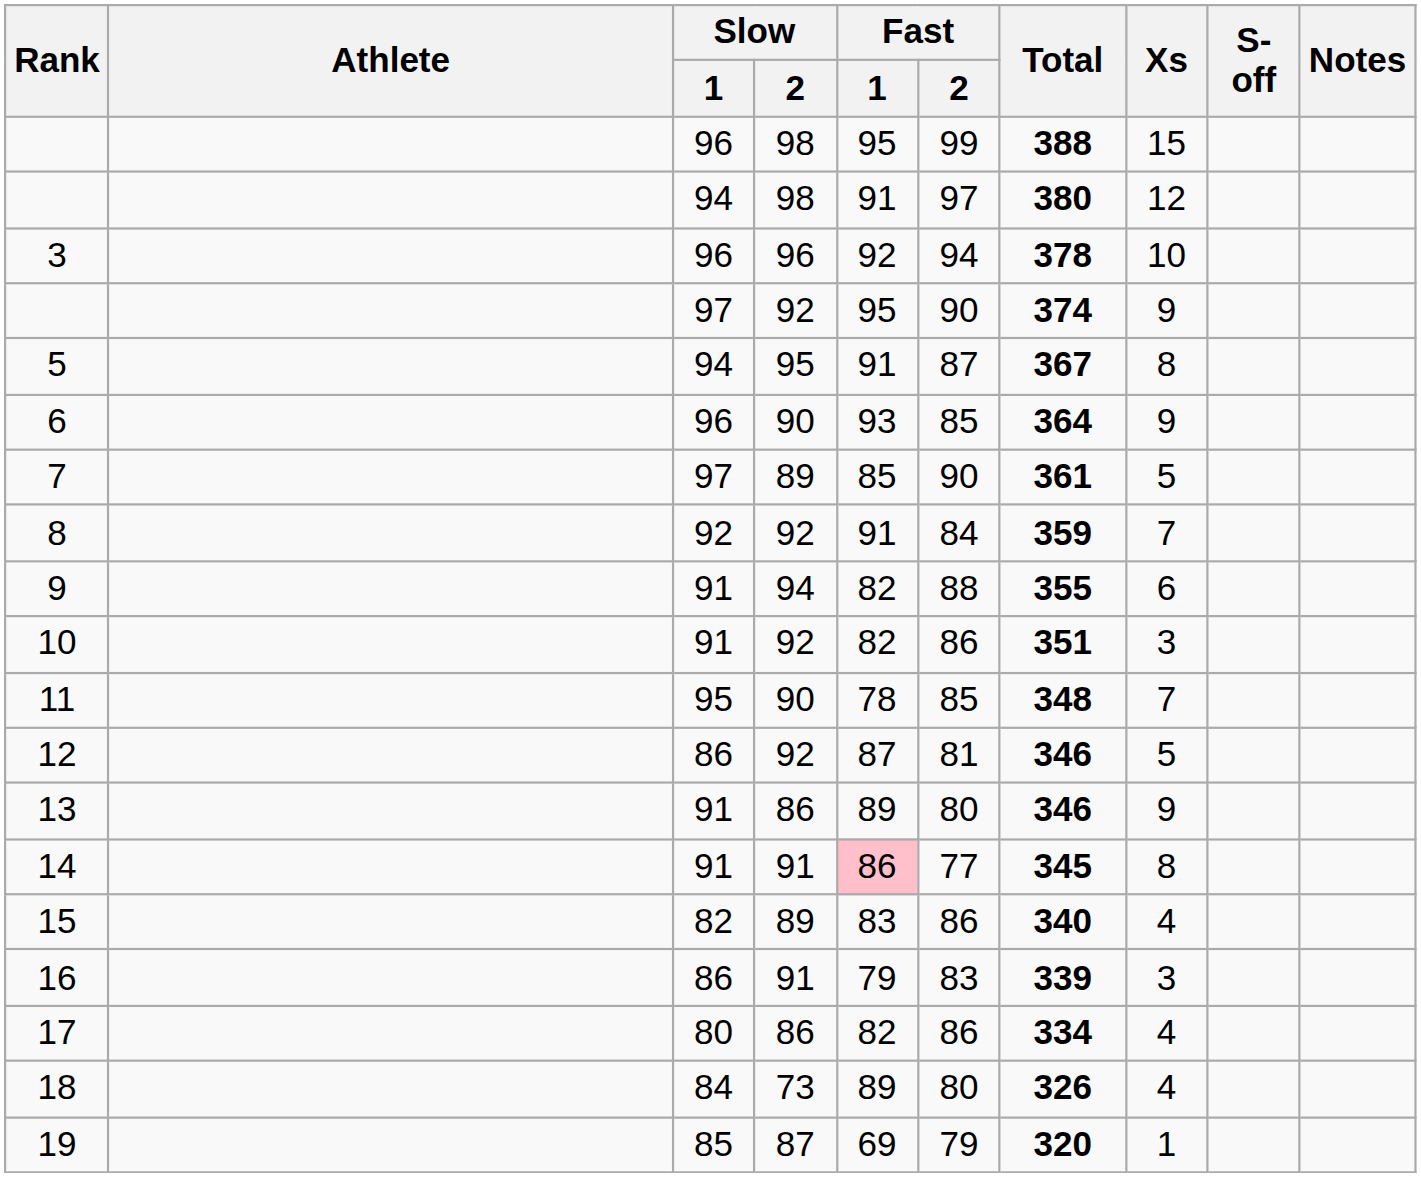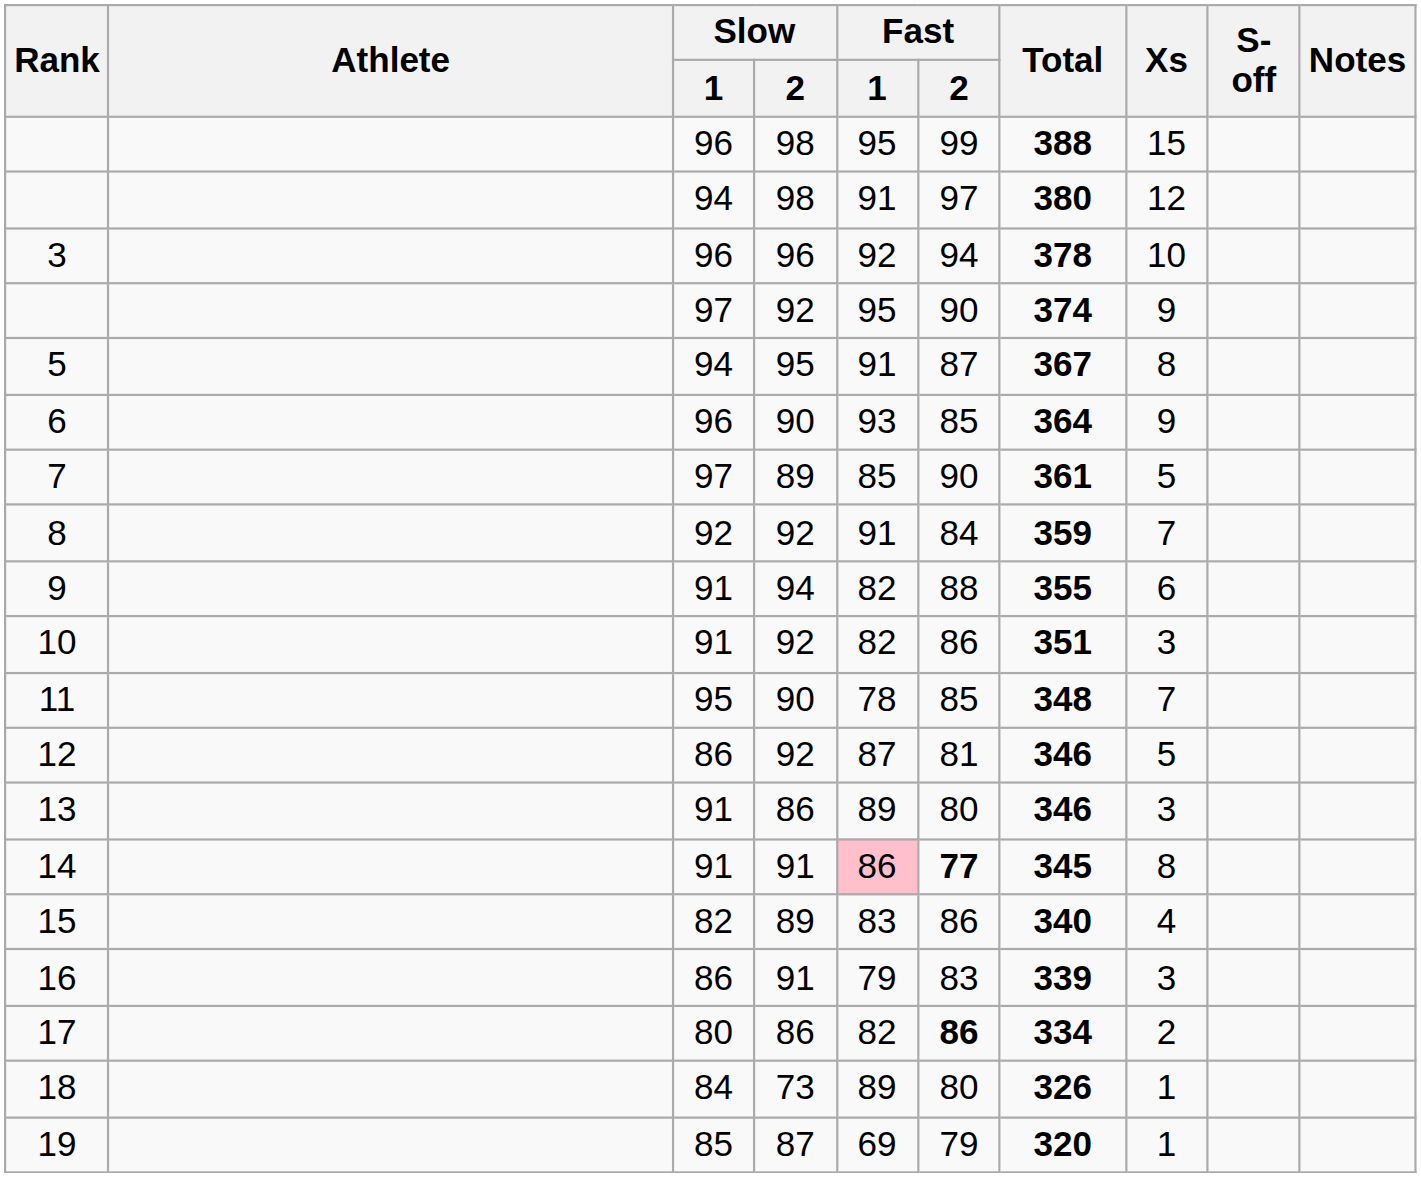(1166, 810) 9 -> (1166, 810) 3
(959, 865) normal -> (959, 865) bold
(959, 1032) normal -> (959, 1032) bold
(1166, 1032) 4 -> (1166, 1032) 2
(1166, 1088) 4 -> (1166, 1088) 1
